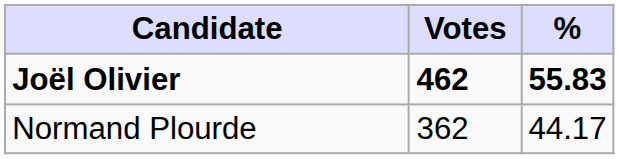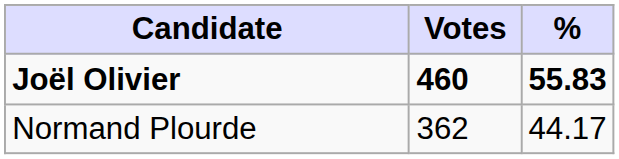(443, 78) 462 -> (443, 78) 460
